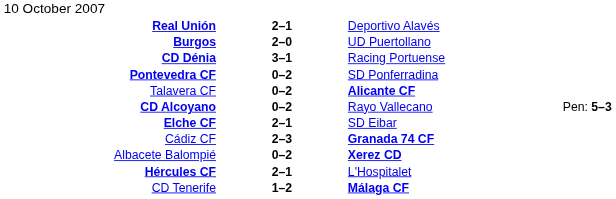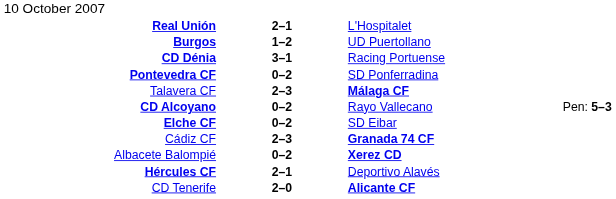(394, 26) Deportivo Alavés -> (380, 26) L'Hospitalet
(282, 42) 2–0 -> (282, 42) 1–2
(282, 91) 0–2 -> (282, 91) 2–3
(381, 91) Alicante CF -> (378, 91) Málaga CF
(282, 123) 2–1 -> (282, 123) 0–2
(380, 171) L'Hospitalet -> (394, 171) Deportivo Alavés
(282, 187) 1–2 -> (282, 187) 2–0
(378, 187) Málaga CF -> (381, 187) Alicante CF
